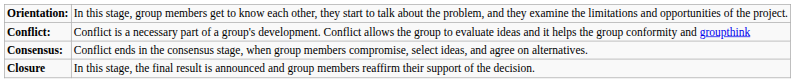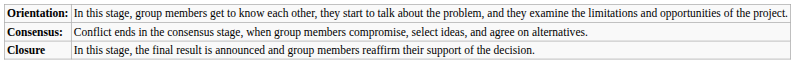- row: (29, 31)
